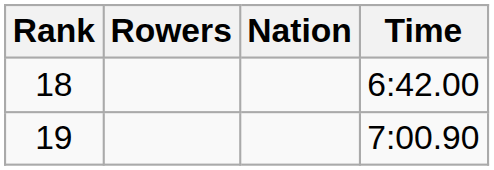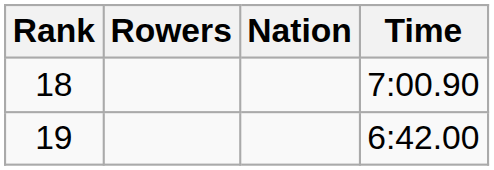(423, 84) 6:42.00 -> (423, 84) 7:00.90
(423, 137) 7:00.90 -> (423, 137) 6:42.00
